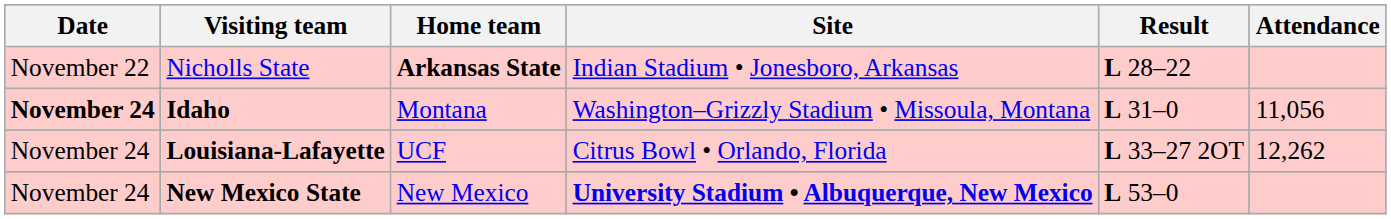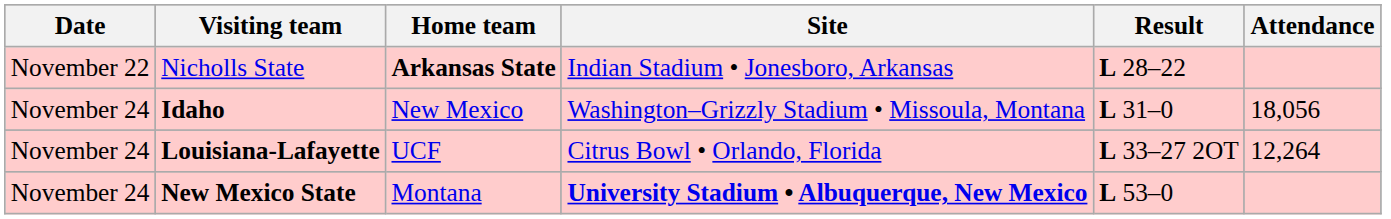(83, 109) bold -> (80, 109) normal
(442, 109) Montana -> (457, 109) New Mexico
(1290, 109) 11,056 -> (1285, 109) 18,056
(1291, 151) 12,262 -> (1285, 151) 12,264
(463, 193) New Mexico -> (437, 193) Montana
